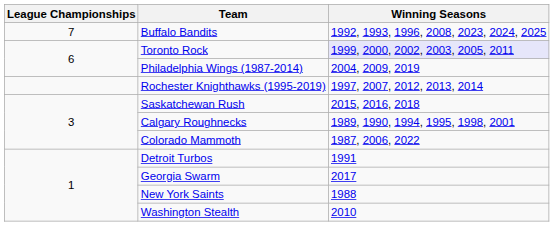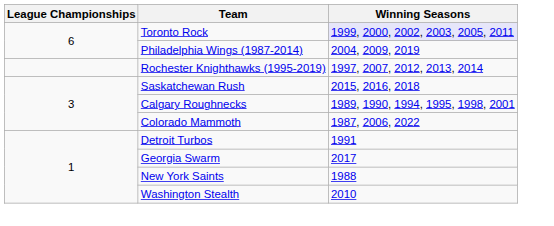- row: (179, 32)
